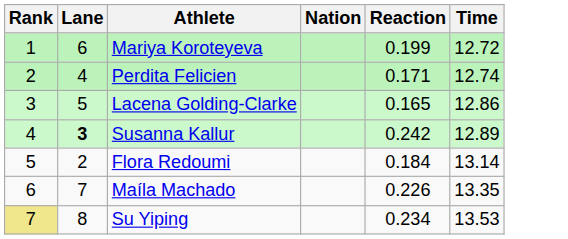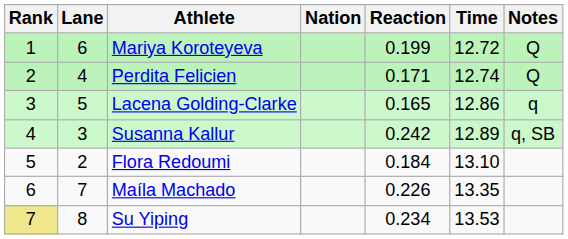+ column: (533, 18)
(82, 133) bold -> (82, 133) normal
(477, 162) 13.14 -> (477, 162) 13.10
